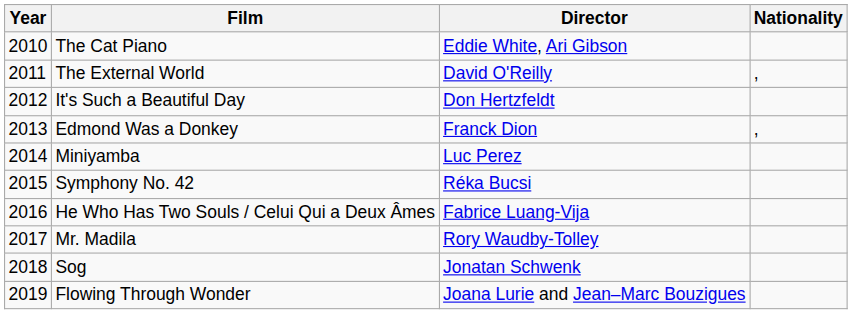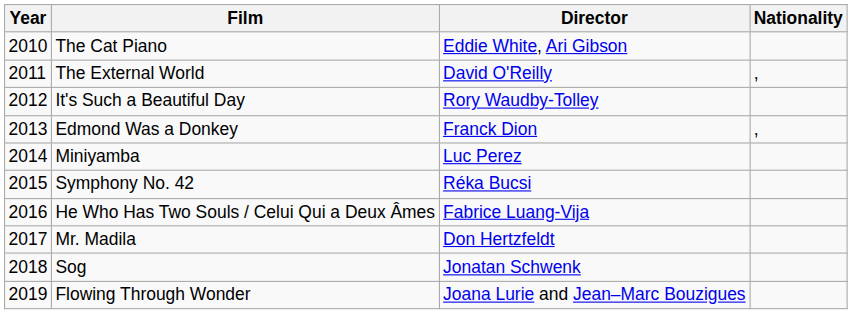(499, 101) Don Hertzfeldt -> (521, 101) Rory Waudby-Tolley
(521, 239) Rory Waudby-Tolley -> (499, 239) Don Hertzfeldt
